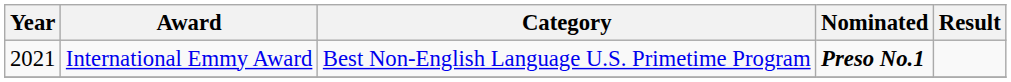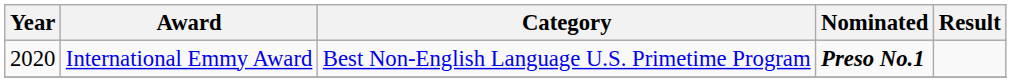(33, 58) 2021 -> (33, 58) 2020
